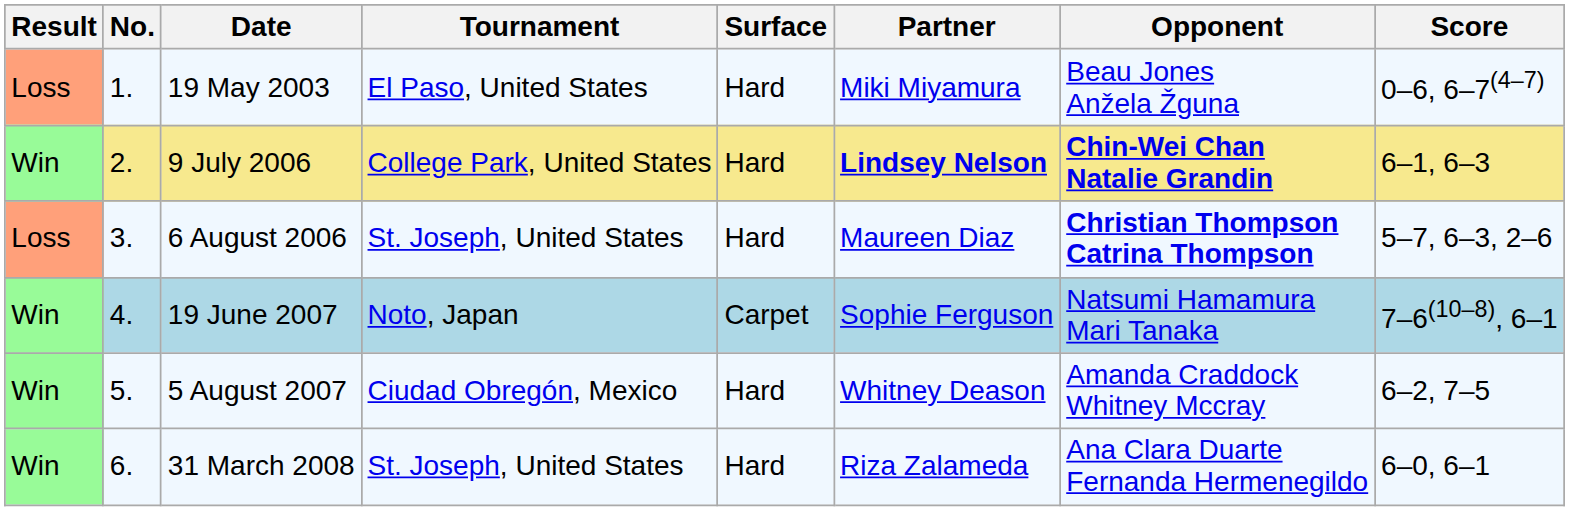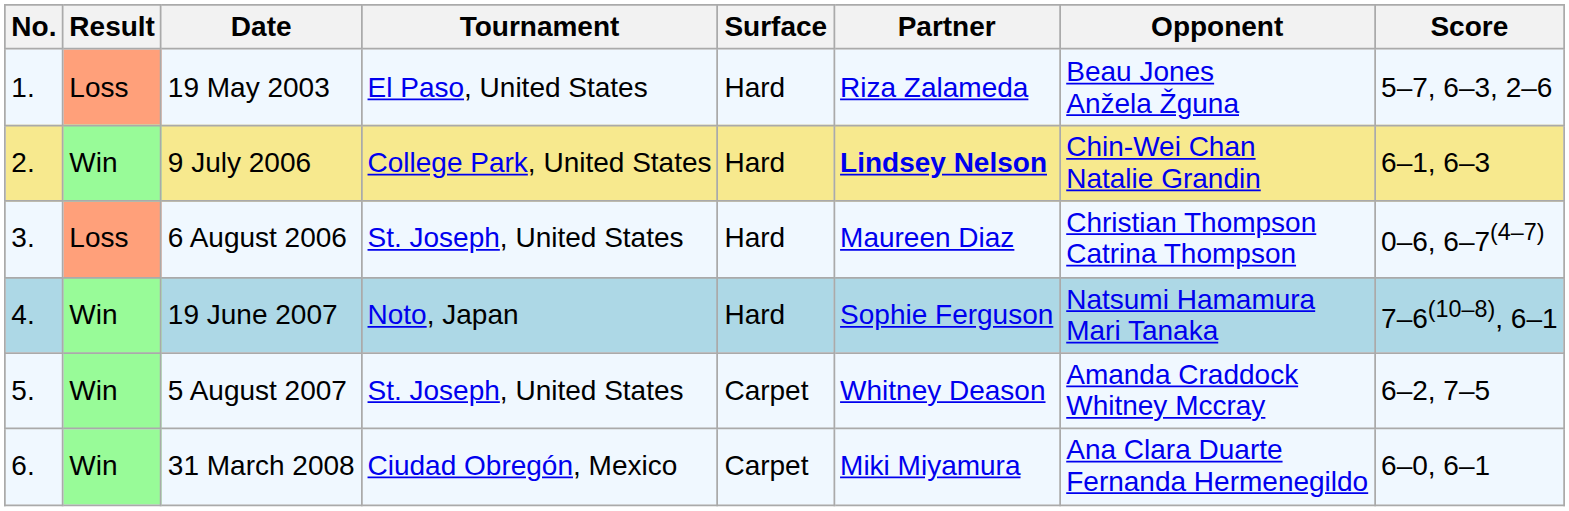columns swapped: (54, 26) <-> (132, 26)
(930, 86) Miki Miyamura -> (934, 86) Riza Zalameda
(1463, 86) 0–6, 6–7(4–7) -> (1467, 86) 5–7, 6–3, 2–6
(1170, 162) bold -> (1163, 162) normal
(1202, 238) bold -> (1191, 238) normal
(1467, 238) 5–7, 6–3, 2–6 -> (1463, 238) 0–6, 6–7(4–7)
(766, 314) Carpet -> (755, 314) Hard
(522, 390) Ciudad Obregón, Mexico -> (526, 390) St. Joseph, United States
(755, 390) Hard -> (766, 390) Carpet
(526, 466) St. Joseph, United States -> (522, 466) Ciudad Obregón, Mexico
(755, 466) Hard -> (766, 466) Carpet
(934, 466) Riza Zalameda -> (930, 466) Miki Miyamura
